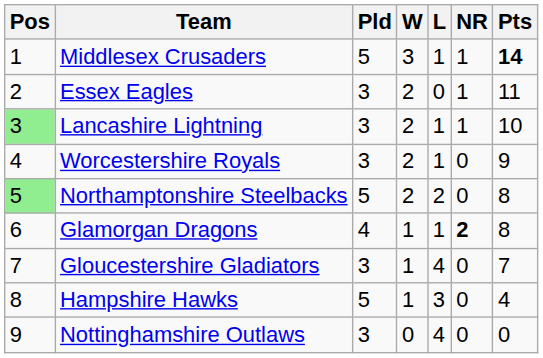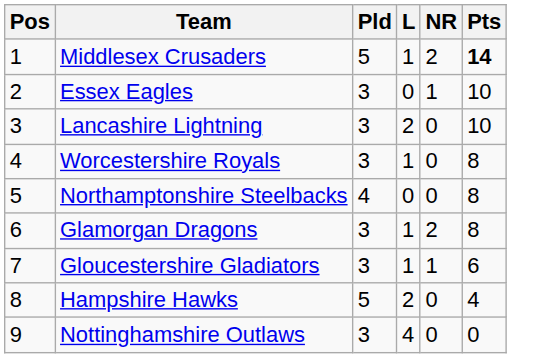- column: (412, 21)
(462, 56) 1 -> (432, 56) 2
(509, 91) 11 -> (479, 91) 10
(16, 126) lightgreen background -> (16, 126) no background
(439, 126) 1 -> (408, 126) 2
(462, 126) 1 -> (432, 126) 0
(504, 160) 9 -> (473, 160) 8
(16, 195) lightgreen background -> (16, 195) no background
(364, 195) 5 -> (364, 195) 4
(439, 195) 2 -> (408, 195) 0
(364, 230) 4 -> (364, 230) 3
(462, 230) bold -> (432, 230) normal
(439, 265) 4 -> (408, 265) 1
(462, 265) 0 -> (432, 265) 1
(504, 265) 7 -> (473, 265) 6
(439, 299) 3 -> (408, 299) 2
